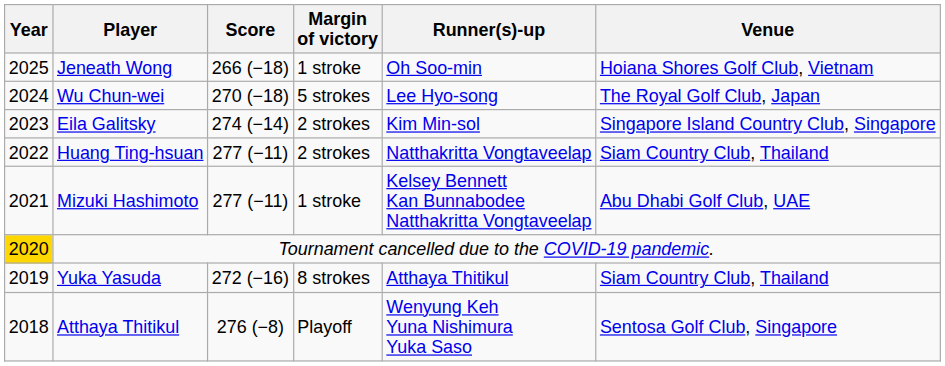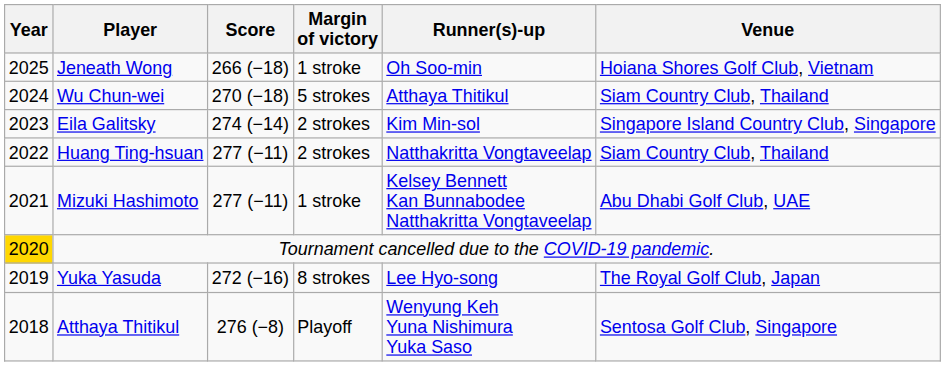(442, 96) Lee Hyo-song -> (447, 96) Atthaya Thitikul
(710, 96) The Royal Golf Club, Japan -> (714, 96) Siam Country Club, Thailand
(447, 278) Atthaya Thitikul -> (442, 278) Lee Hyo-song
(714, 278) Siam Country Club, Thailand -> (710, 278) The Royal Golf Club, Japan
